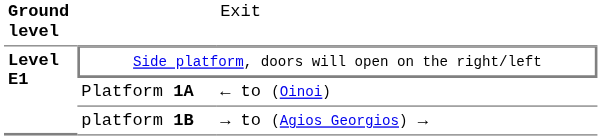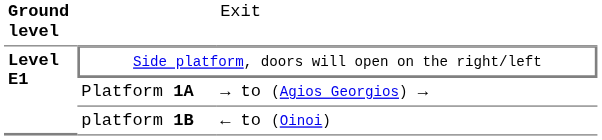(276, 92) ← to (Oinoi) -> (324, 92) → to (Agios Georgios) →
(324, 120) → to (Agios Georgios) → -> (276, 120) ← to (Oinoi)
